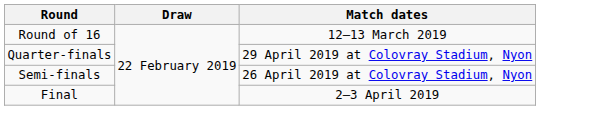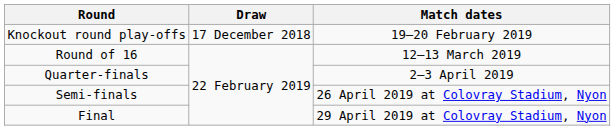+ row: (97, 35)
(387, 55) 29 April 2019 at Colovray Stadium, Nyon -> (462, 75) 2–3 April 2019
(387, 95) 2–3 April 2019 -> (462, 115) 29 April 2019 at Colovray Stadium, Nyon
